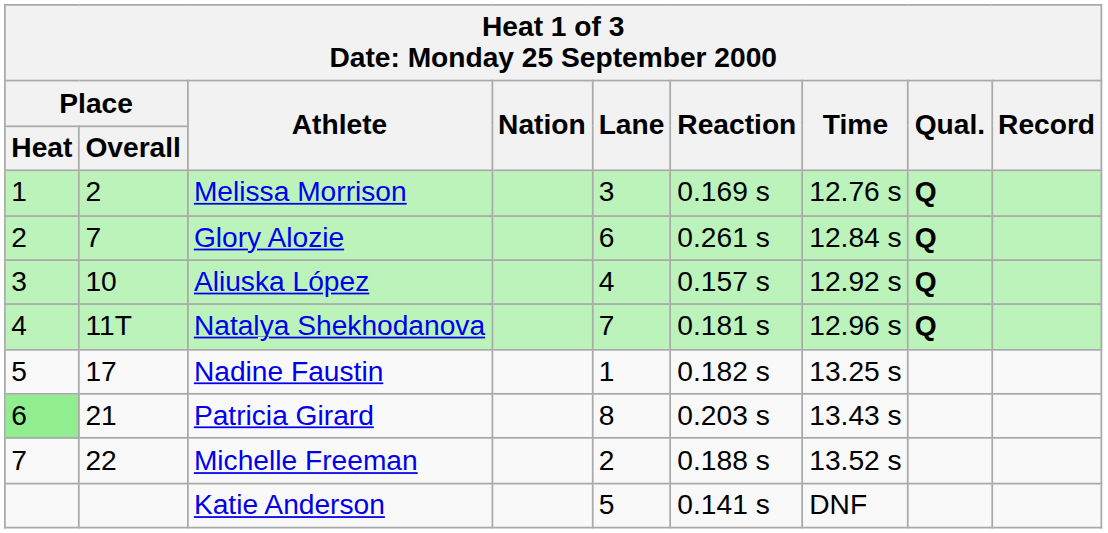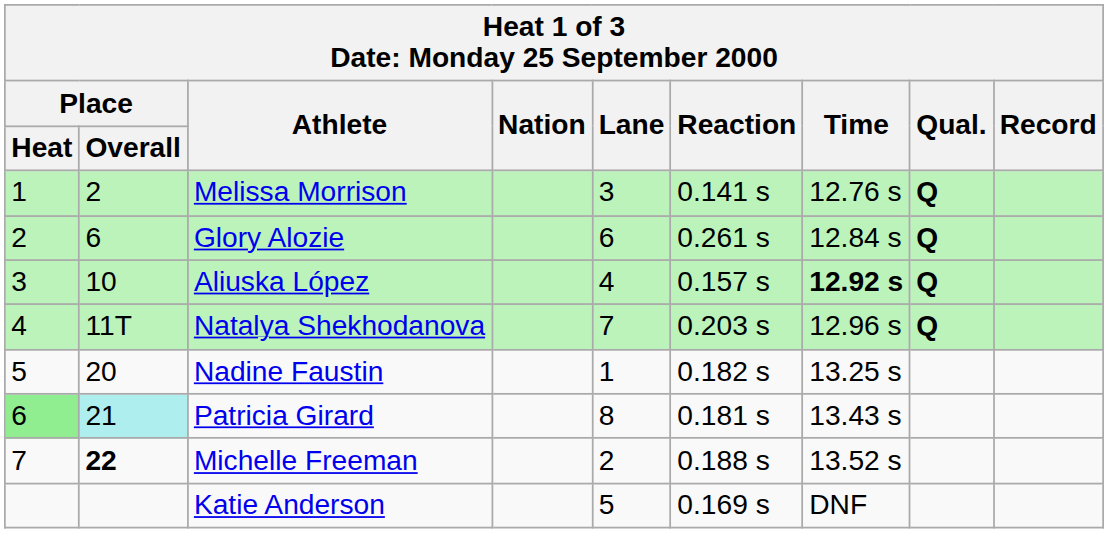(724, 192) 0.169 s -> (724, 192) 0.141 s
(93, 237) 7 -> (93, 237) 6
(855, 281) normal -> (856, 281) bold
(724, 326) 0.181 s -> (724, 326) 0.203 s
(101, 371) 17 -> (101, 371) 20
(101, 415) no background -> (101, 415) paleturquoise background
(724, 415) 0.203 s -> (724, 415) 0.181 s
(101, 460) normal -> (101, 460) bold
(724, 505) 0.141 s -> (724, 505) 0.169 s
